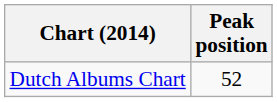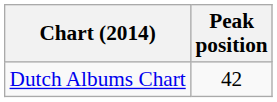(232, 79) 52 -> (232, 79) 42
